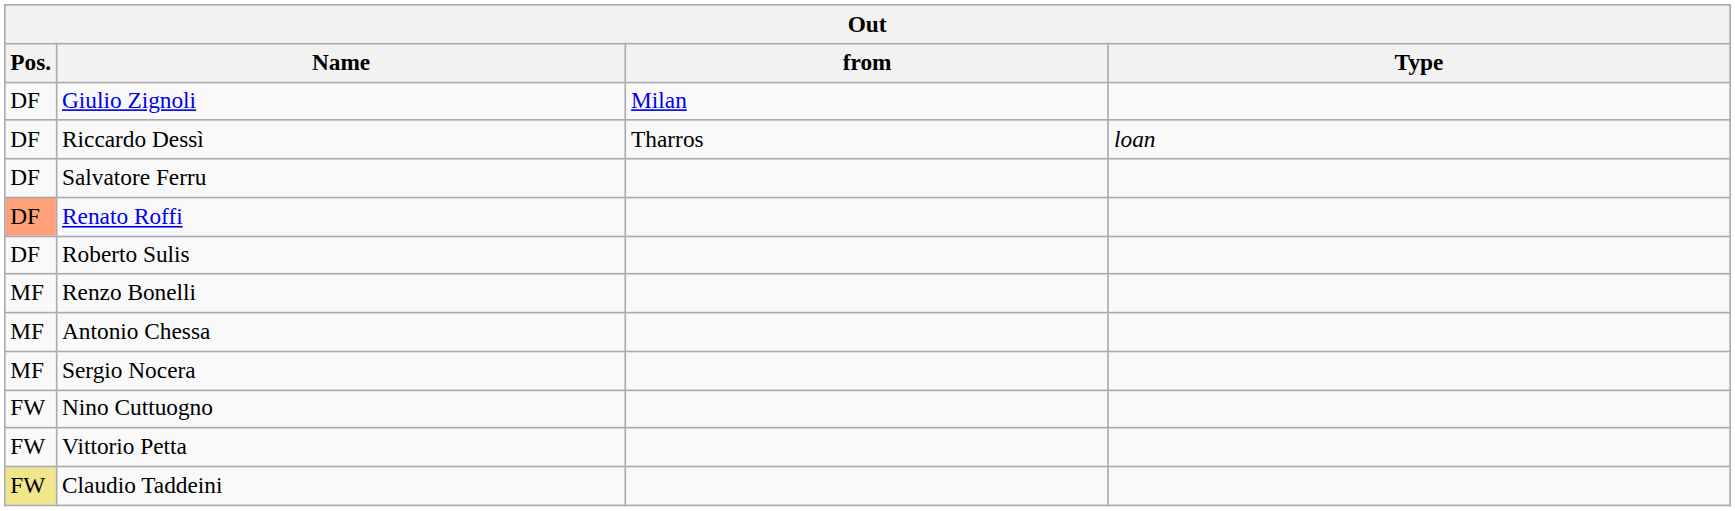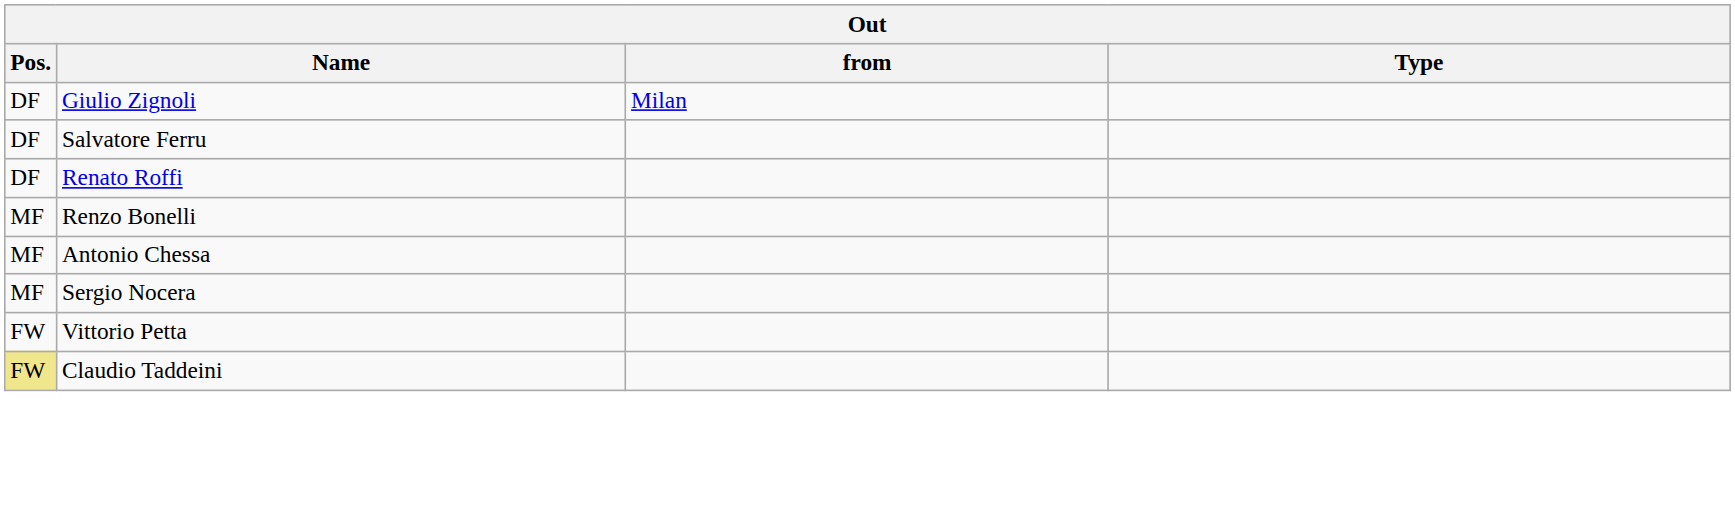- row: (133, 139)
(25, 216) lightsalmon background -> (25, 178) no background
- row: (126, 254)
- row: (137, 408)
